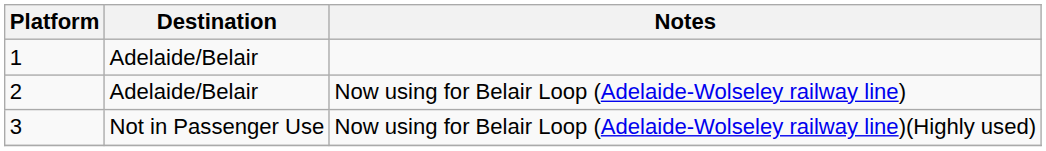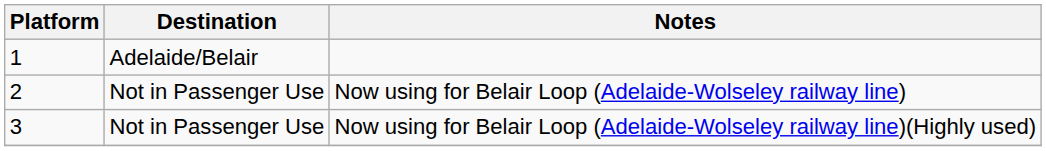(184, 92) Adelaide/Belair -> (217, 92) Not in Passenger Use
